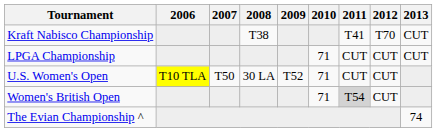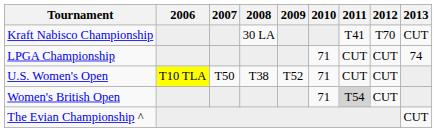(259, 35) T38 -> (259, 35) 30 LA
(416, 56) CUT -> (416, 56) 74
(259, 76) 30 LA -> (259, 76) T38
(416, 117) 74 -> (416, 117) CUT
